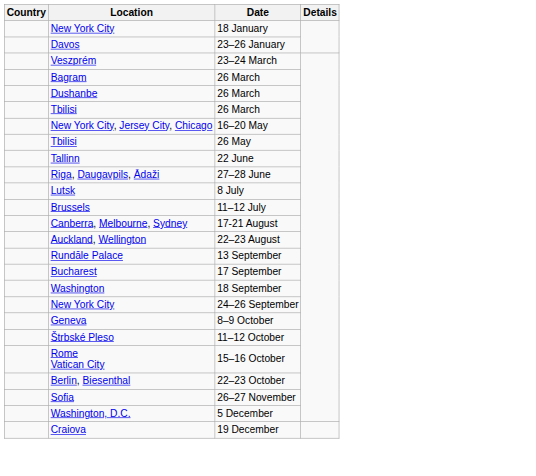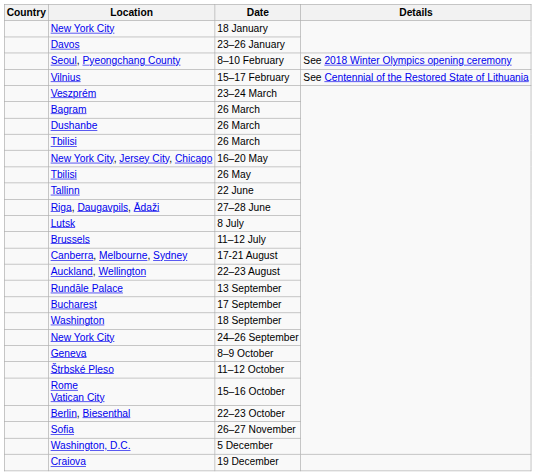+ row: (116, 61)
+ row: (66, 77)
